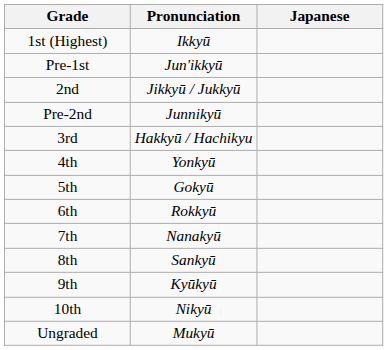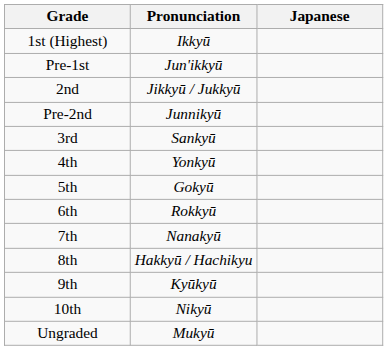(194, 138) Hakkyū / Hachikyu -> (194, 138) Sankyū
(194, 260) Sankyū -> (194, 260) Hakkyū / Hachikyu
